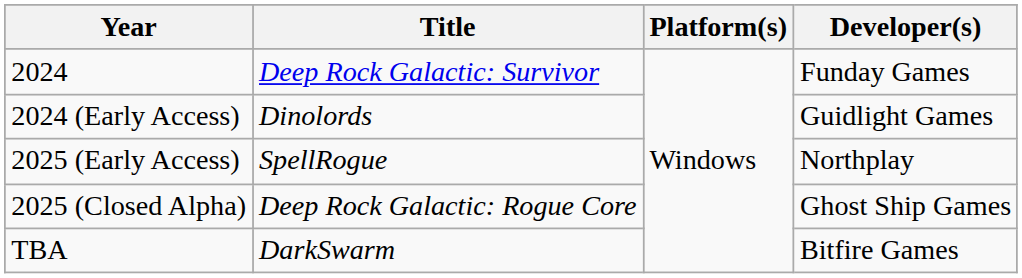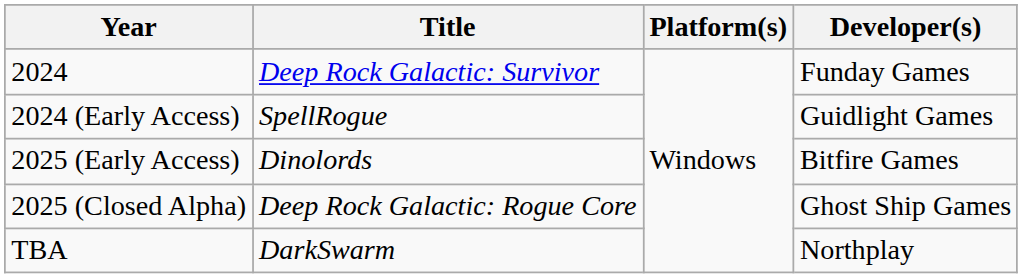(316, 116) Dinolords -> (323, 116) SpellRogue
(323, 160) SpellRogue -> (316, 160) Dinolords
(857, 160) Northplay -> (879, 160) Bitfire Games
(879, 250) Bitfire Games -> (857, 250) Northplay
